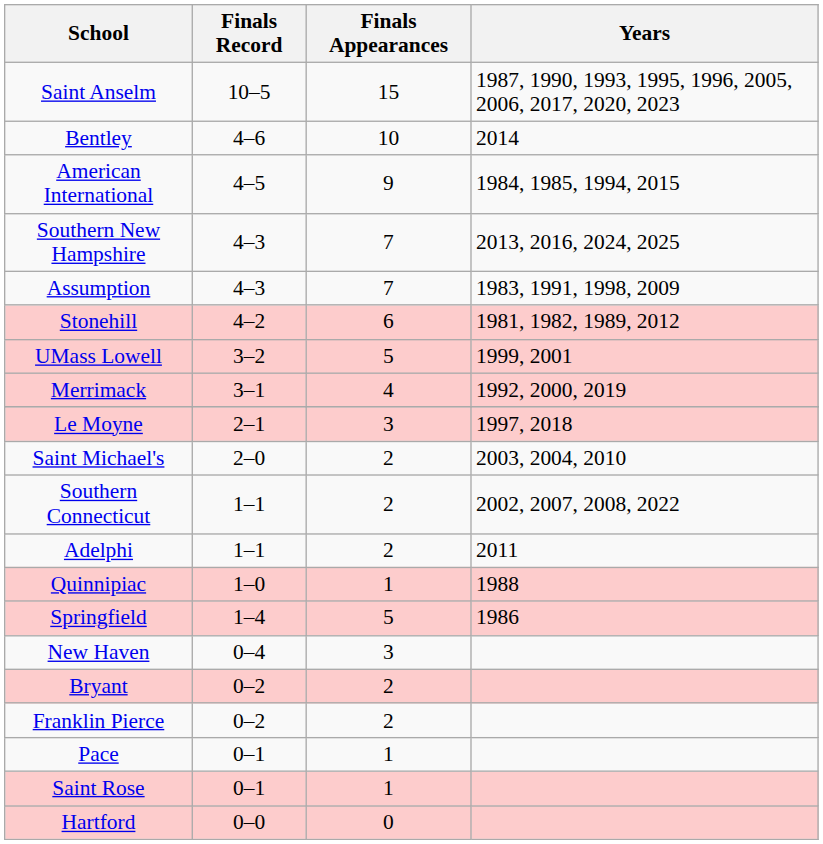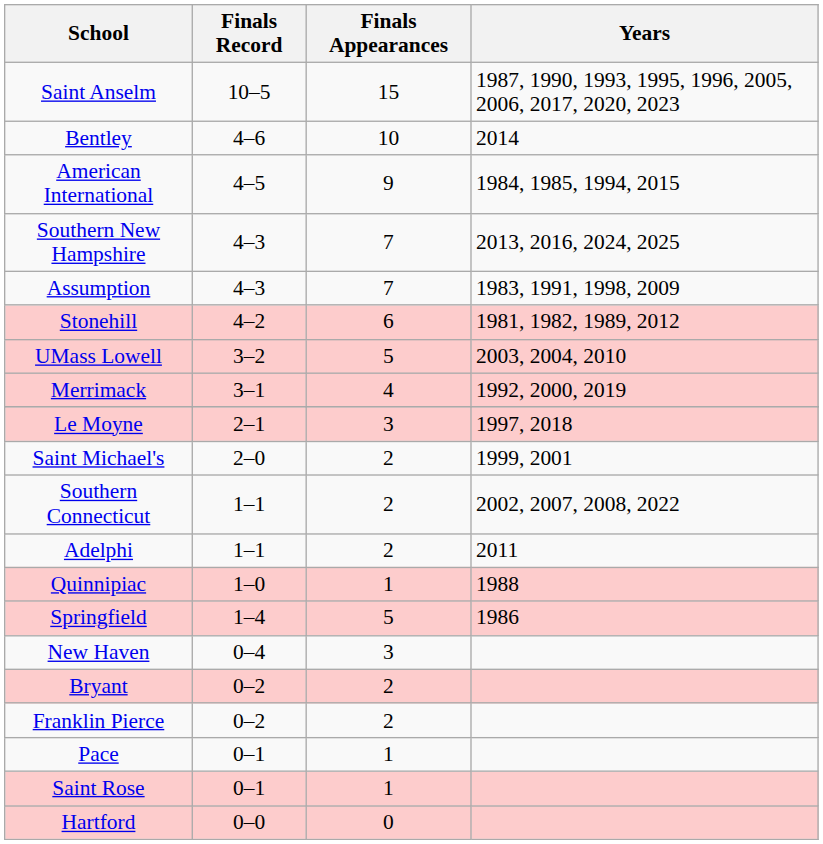(524, 355) 1999, 2001 -> (551, 355) 2003, 2004, 2010
(551, 458) 2003, 2004, 2010 -> (524, 458) 1999, 2001
